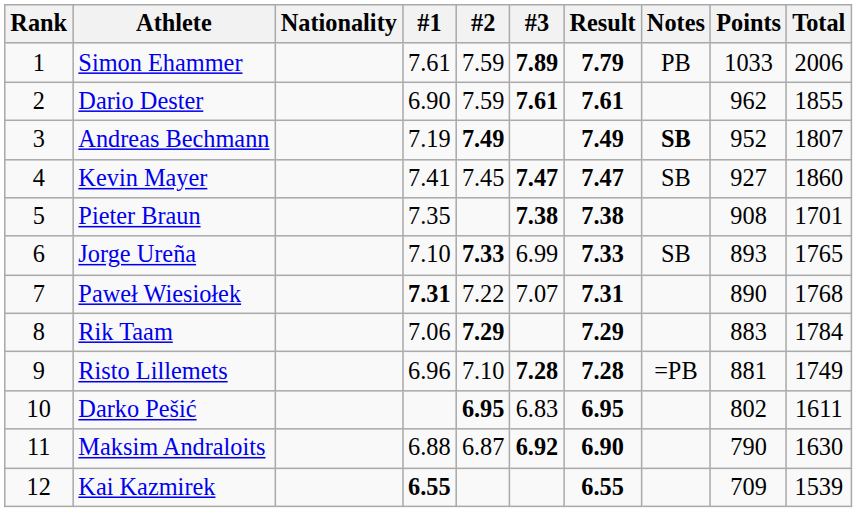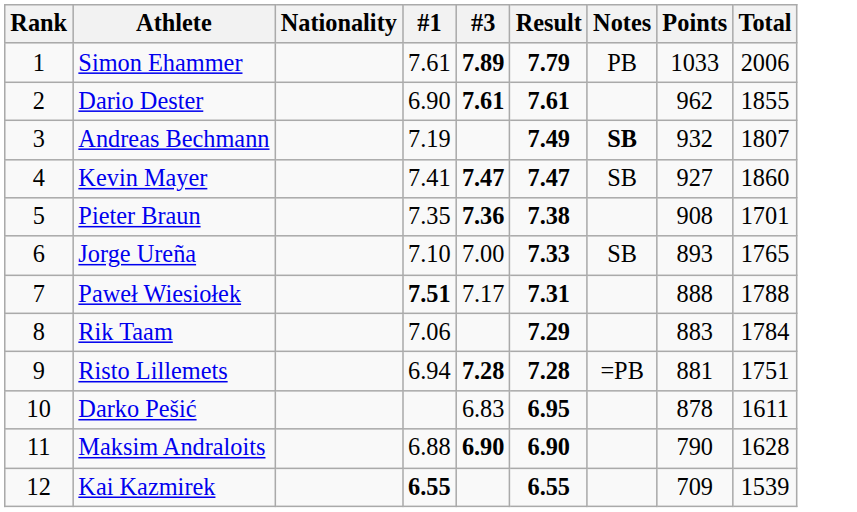- column: (483, 23)
(749, 139) 952 -> (695, 139) 932
(537, 216) 7.38 -> (483, 216) 7.36
(537, 255) 6.99 -> (483, 255) 7.00
(429, 293) 7.31 -> (429, 293) 7.51
(537, 293) 7.07 -> (483, 293) 7.17
(749, 293) 890 -> (695, 293) 888
(819, 293) 1768 -> (765, 293) 1788
(429, 370) 6.96 -> (429, 370) 6.94
(819, 370) 1749 -> (765, 370) 1751
(749, 409) 802 -> (695, 409) 878
(537, 448) 6.92 -> (483, 448) 6.90
(819, 448) 1630 -> (765, 448) 1628
